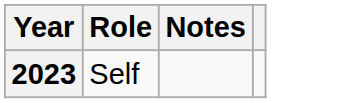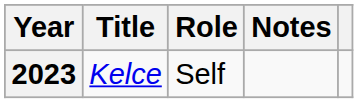+ column: (126, 27)
